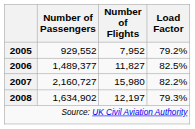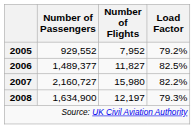(75, 97) 1,634,902 -> (75, 97) 1,634,900
